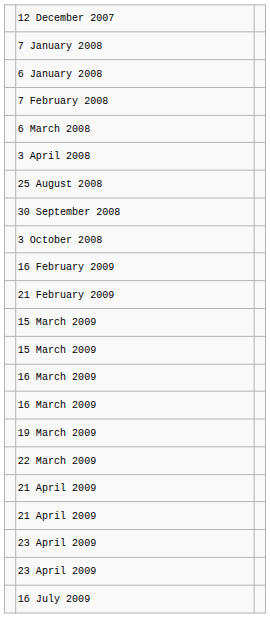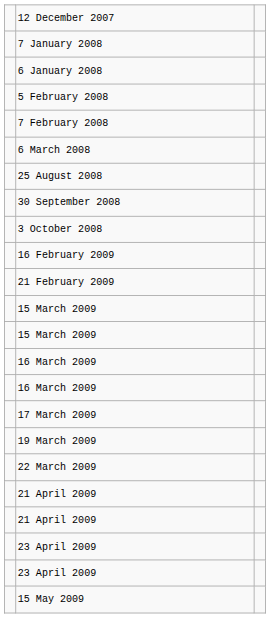+ row: (10, 97)
- row: (10, 156)
+ row: (10, 414)
+ row: (10, 599)
- row: (10, 599)
